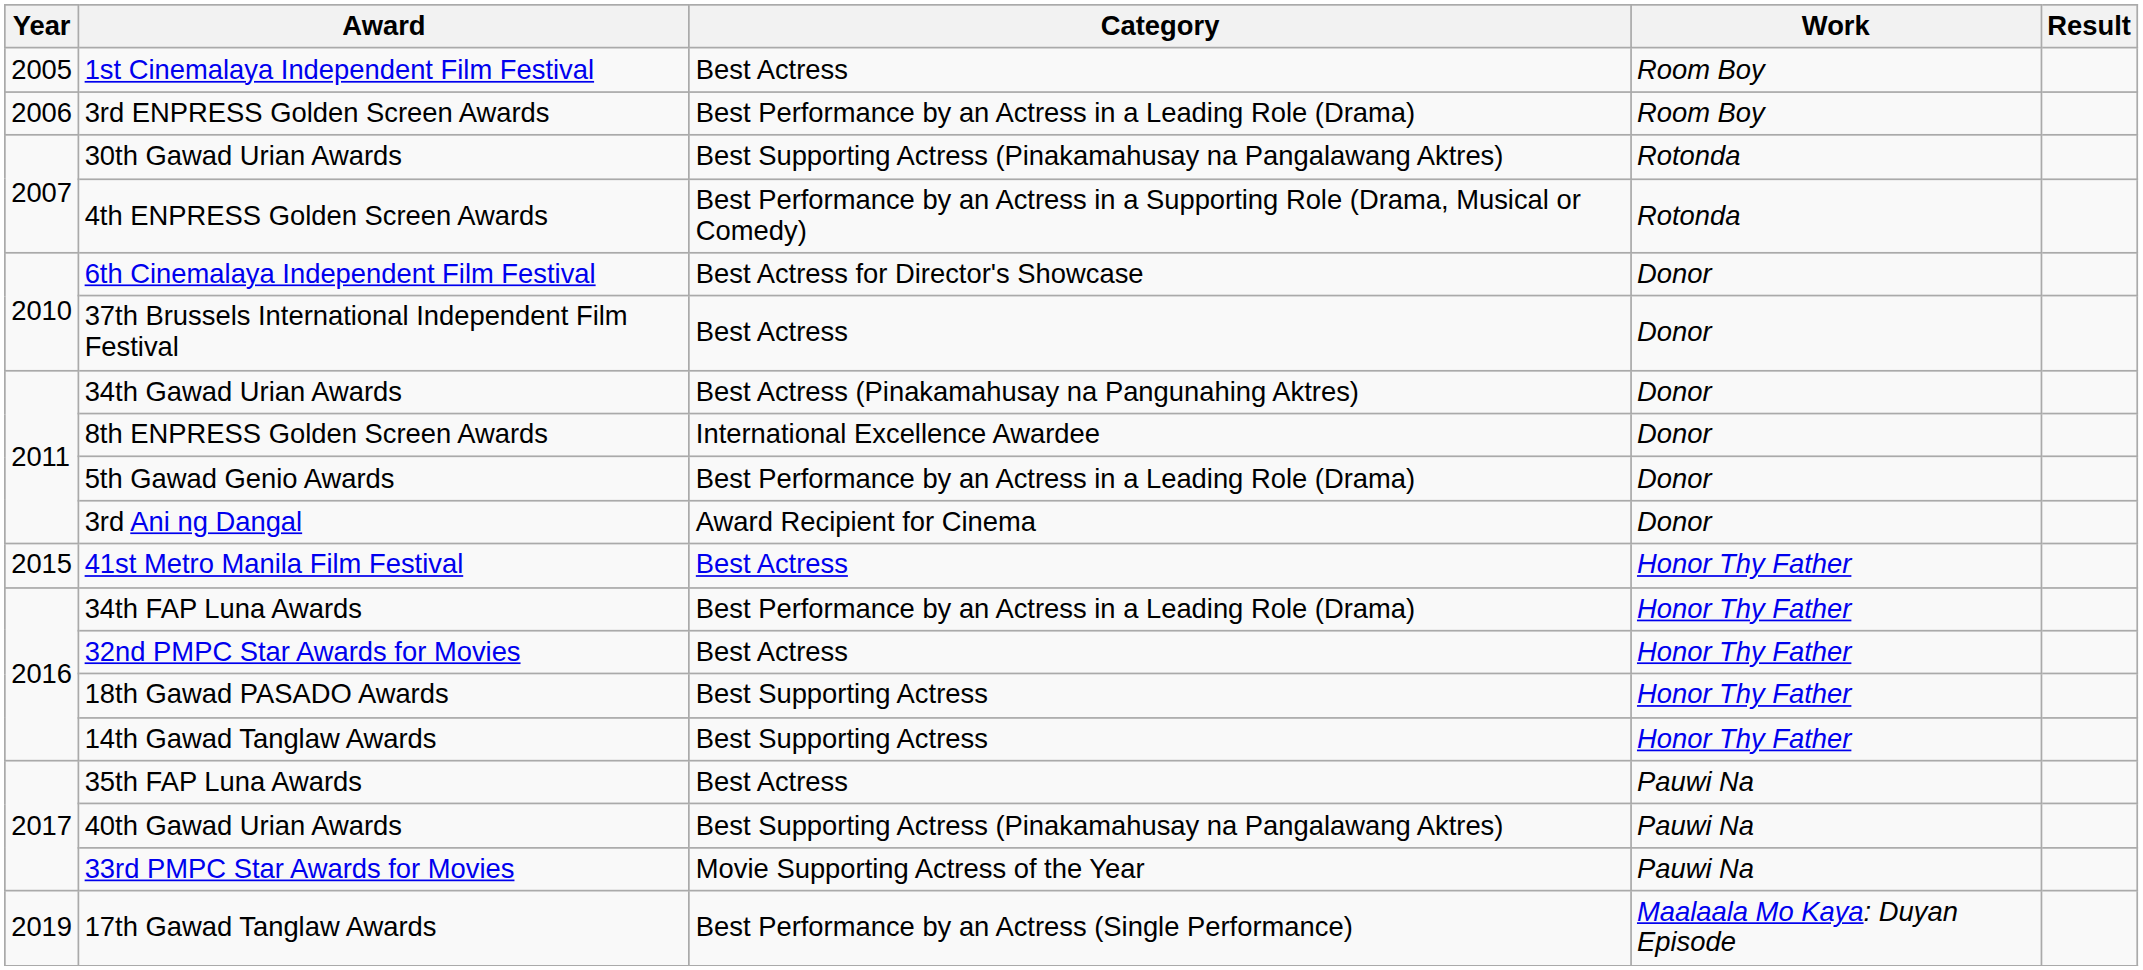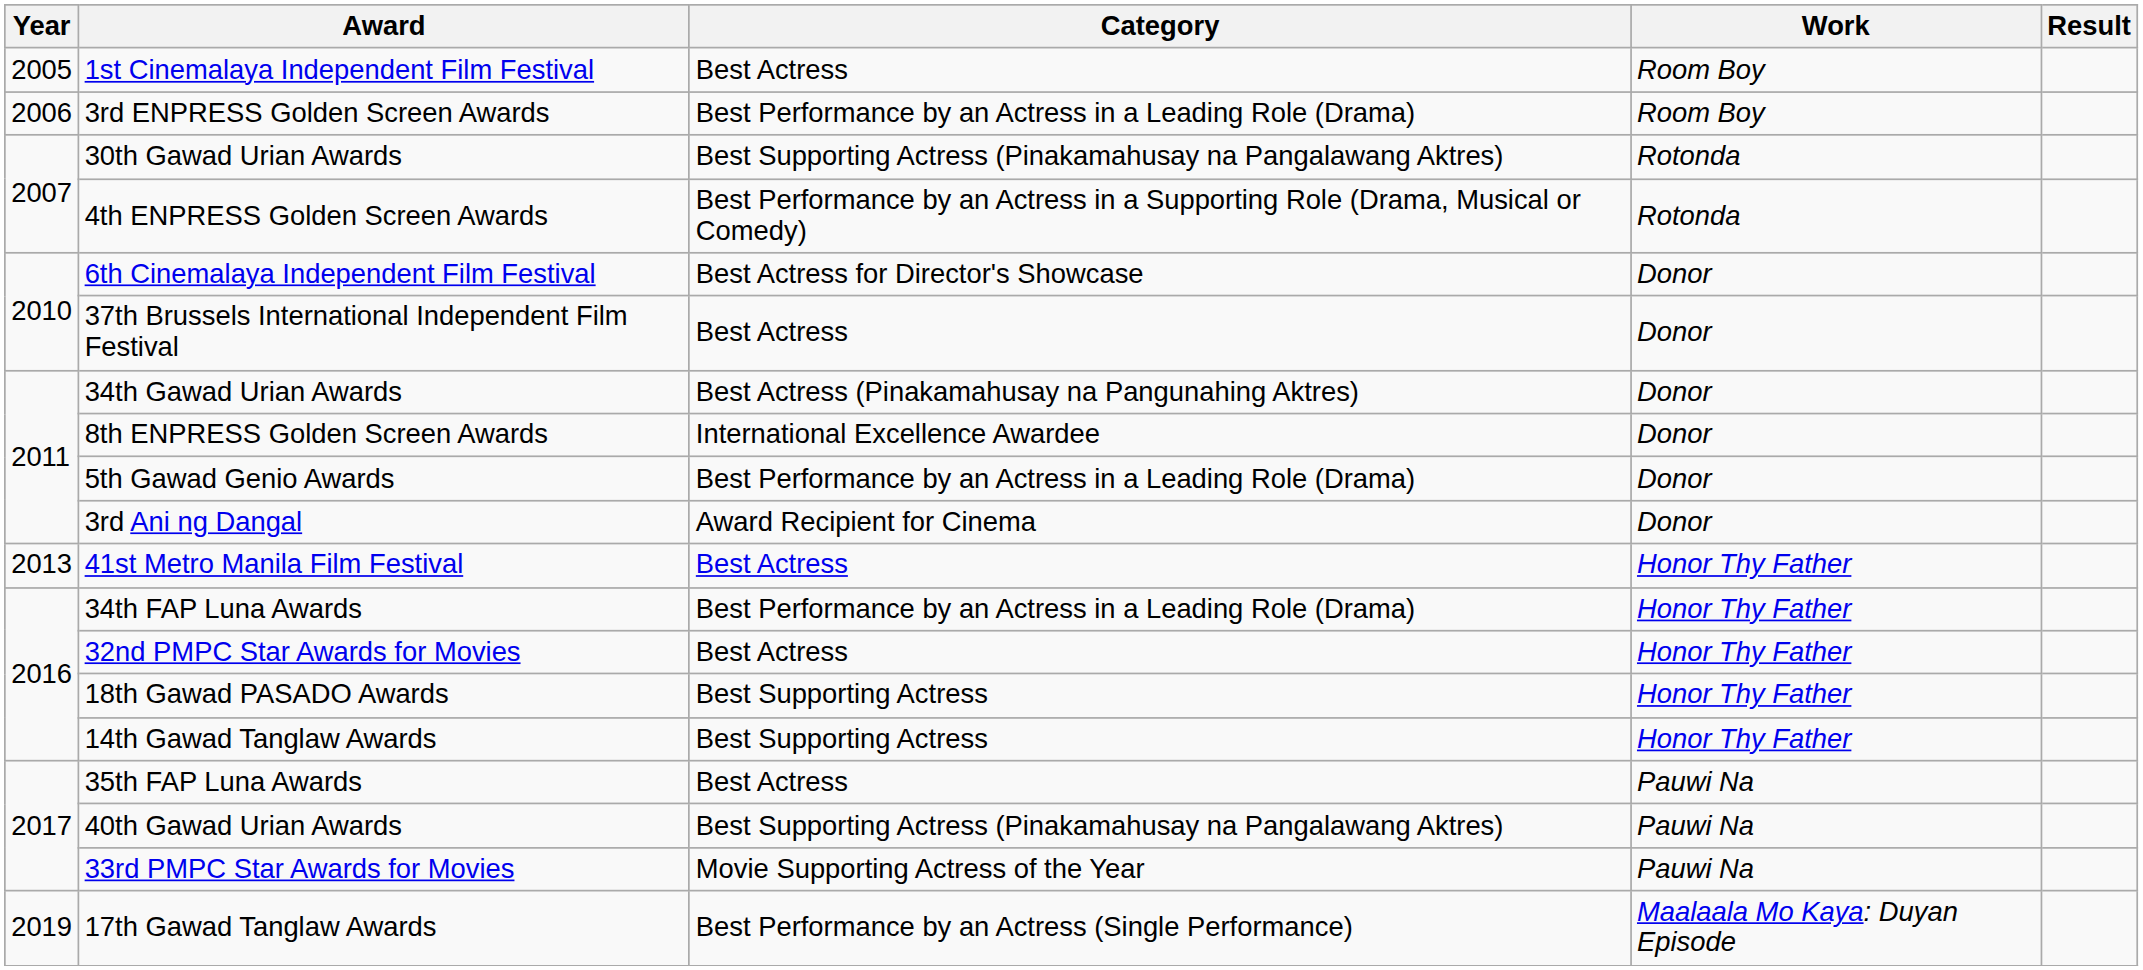(42, 565) 2015 -> (42, 565) 2013
